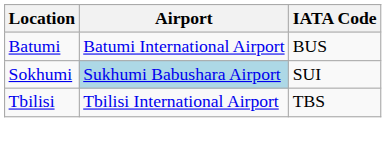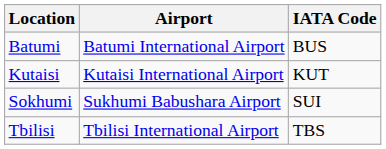+ row: (34, 74)
(182, 74) lightblue background -> (182, 102) no background
